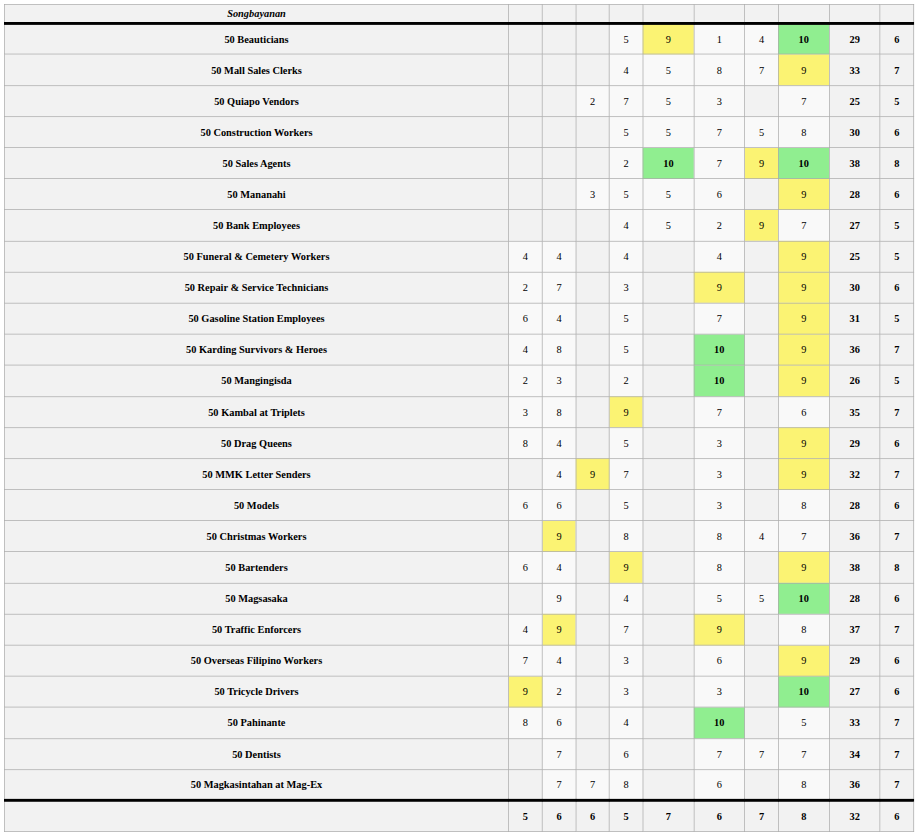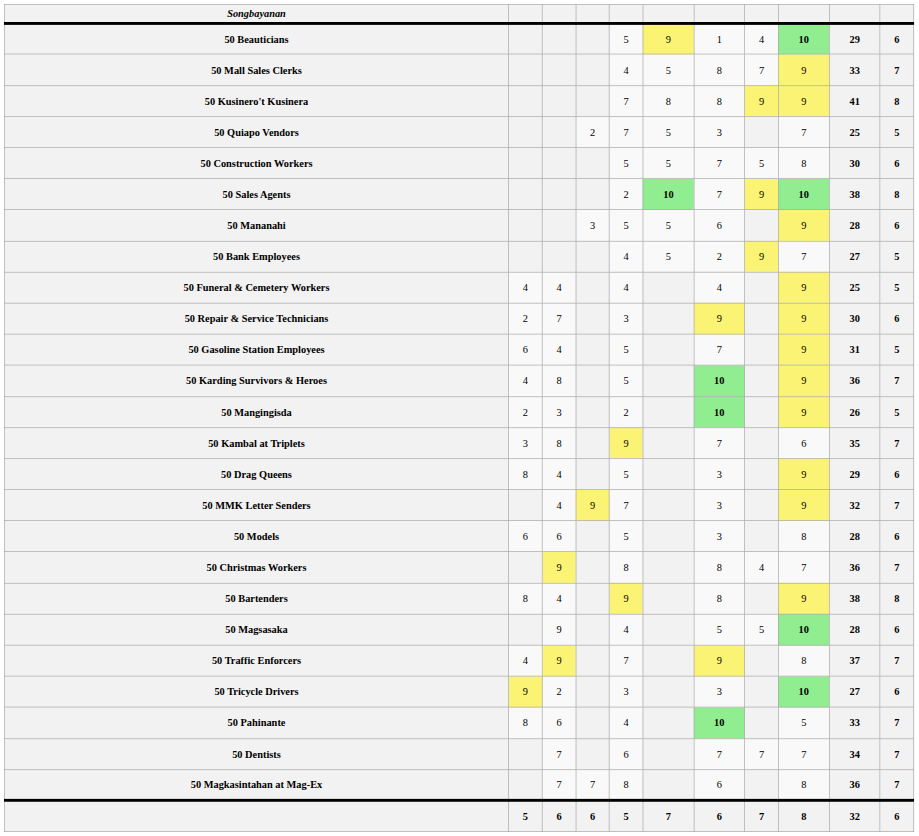+ row: (256, 101)
(525, 568) 6 -> (525, 599) 8
- row: (257, 661)
